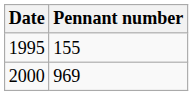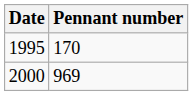(67, 47) 155 -> (67, 47) 170
